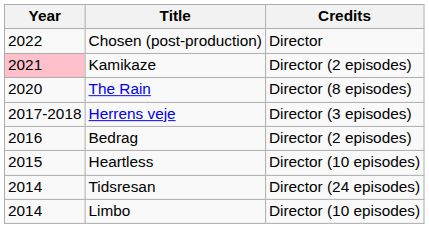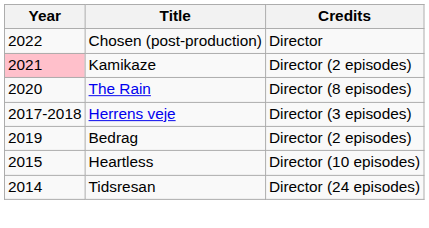(25, 138) 2016 -> (25, 138) 2019
- row: (109, 211)
